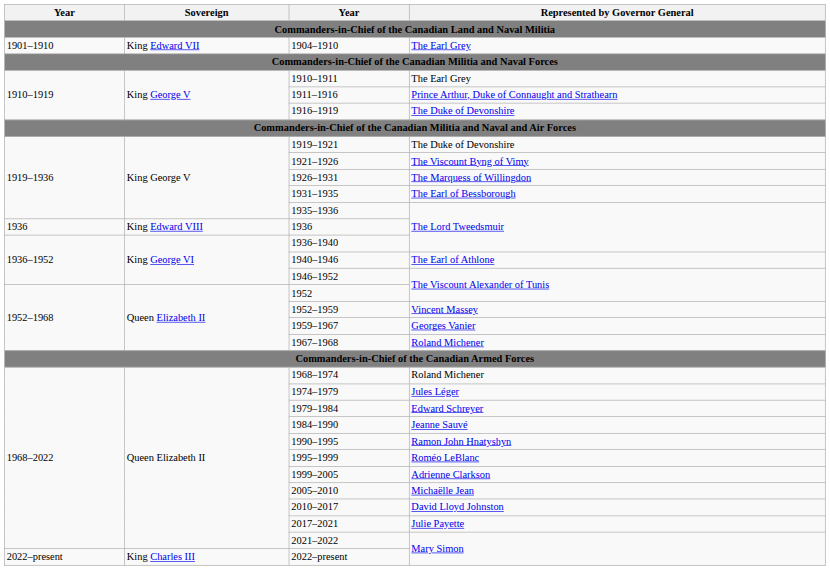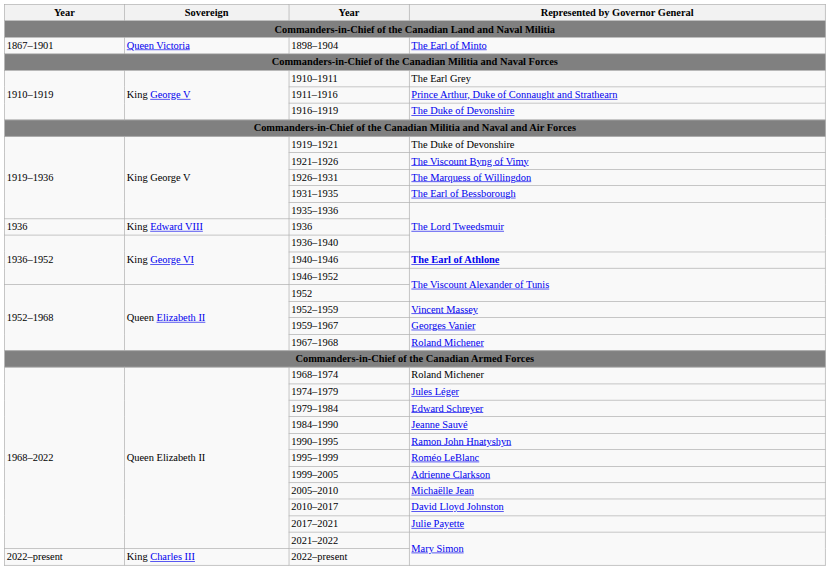+ row: (315, 45)
- row: (315, 45)
(453, 260) normal -> (455, 260) bold
